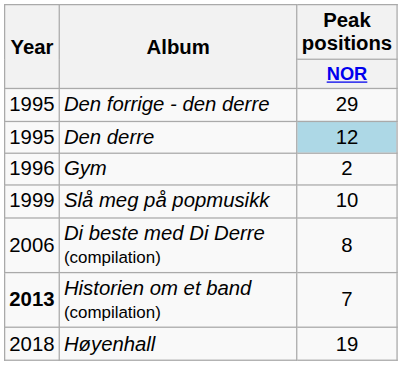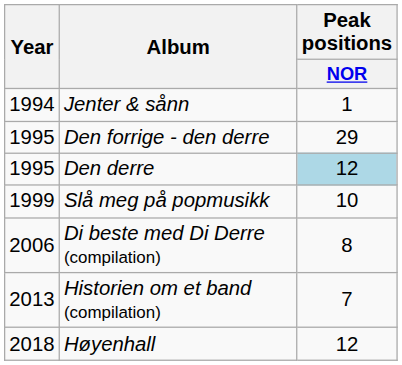+ row: (127, 104)
- row: (85, 169)
(32, 300) bold -> (32, 300) normal
(347, 343) 19 -> (347, 343) 12
